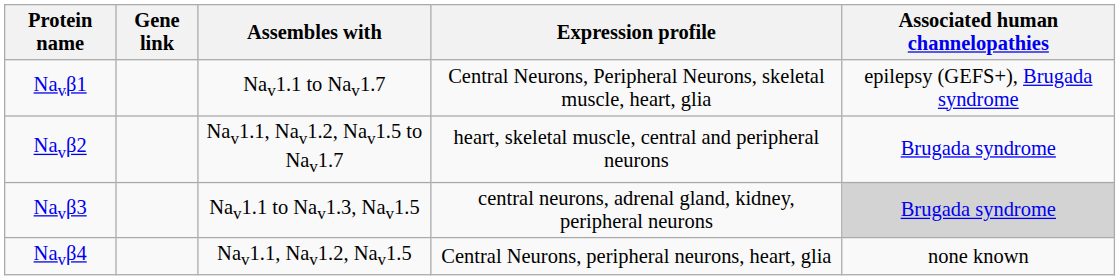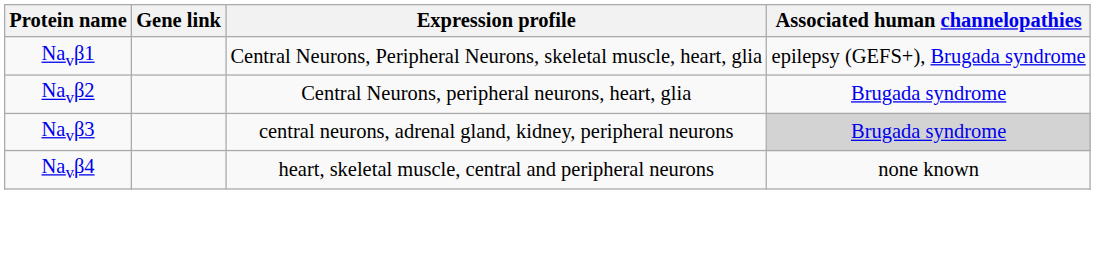- column: (314, 32)
(636, 148) heart, skeletal muscle, central and peripheral neurons -> (496, 93) Central Neurons, peripheral neurons, heart, glia
(636, 256) Central Neurons, peripheral neurons, heart, glia -> (496, 169) heart, skeletal muscle, central and peripheral neurons
